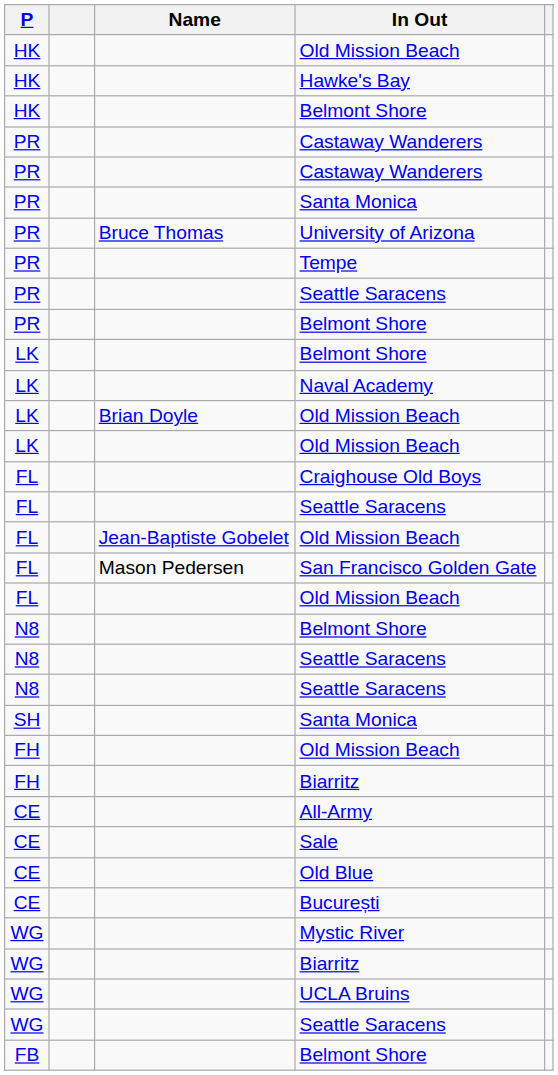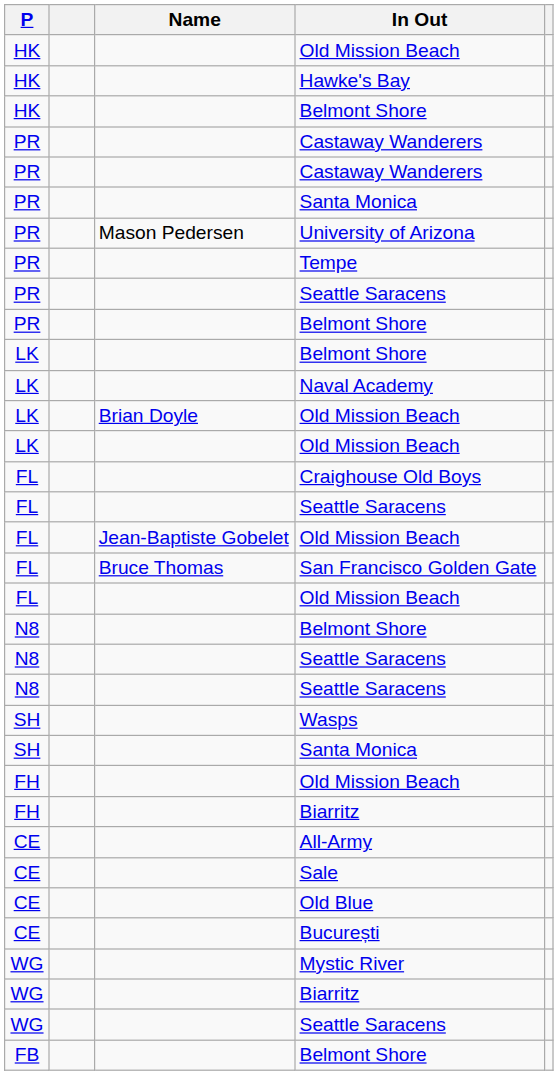(161, 232) Bruce Thomas -> (171, 232) Mason Pedersen
(171, 567) Mason Pedersen -> (161, 567) Bruce Thomas
+ row: (27, 720)
- row: (27, 994)
